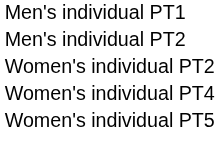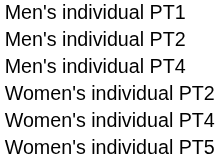+ row: (95, 66)
